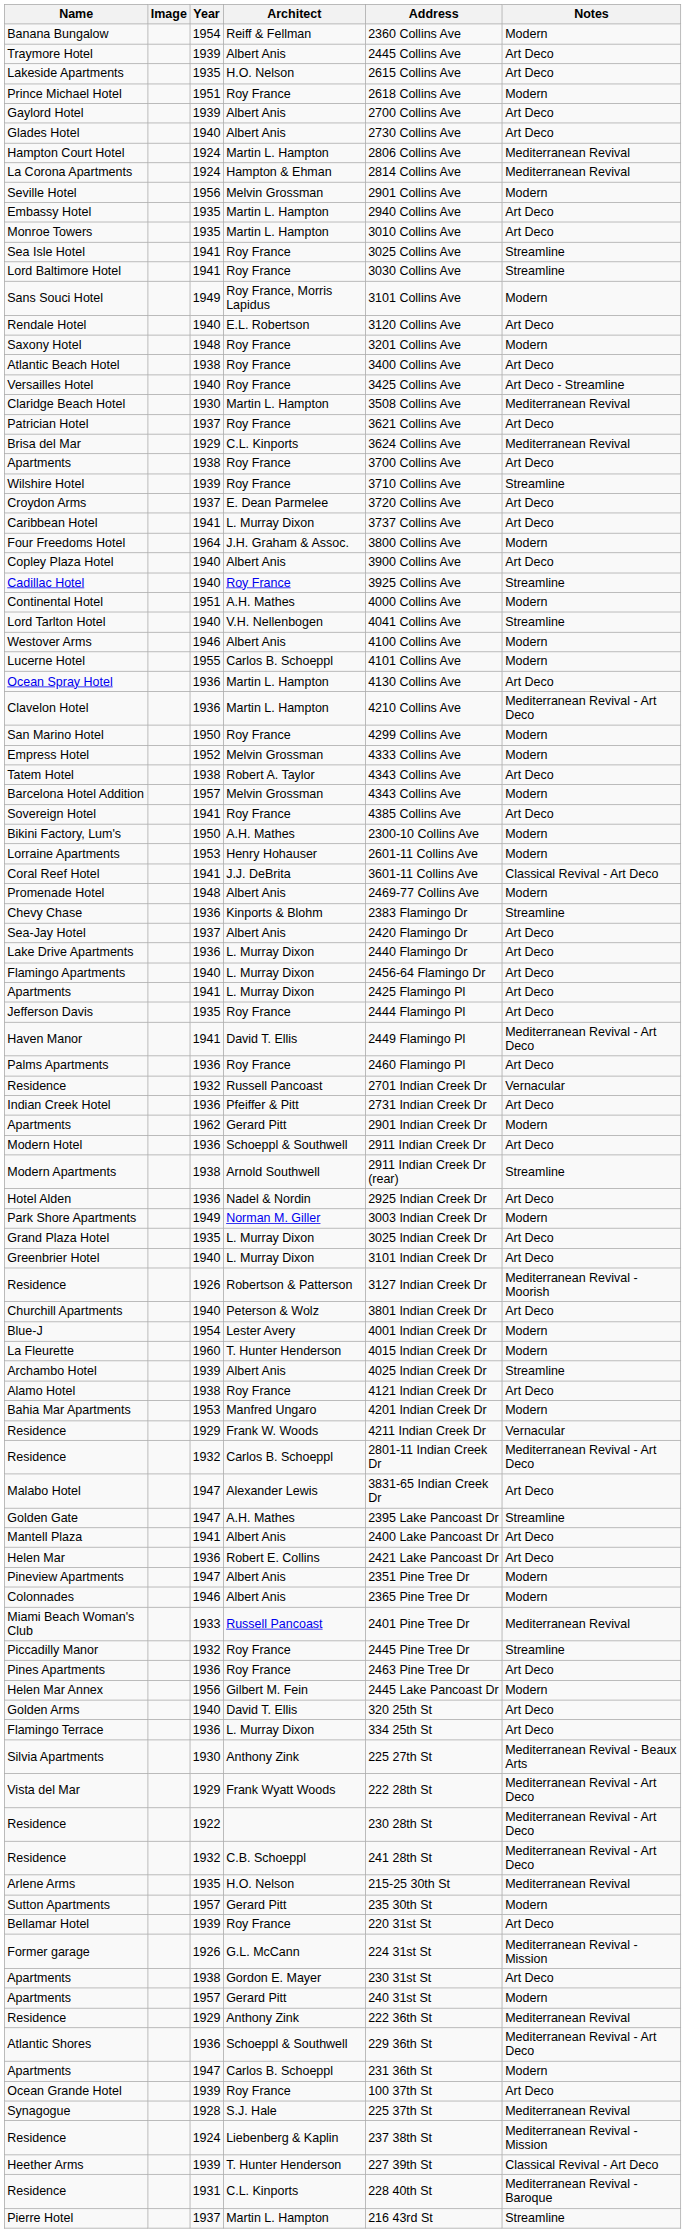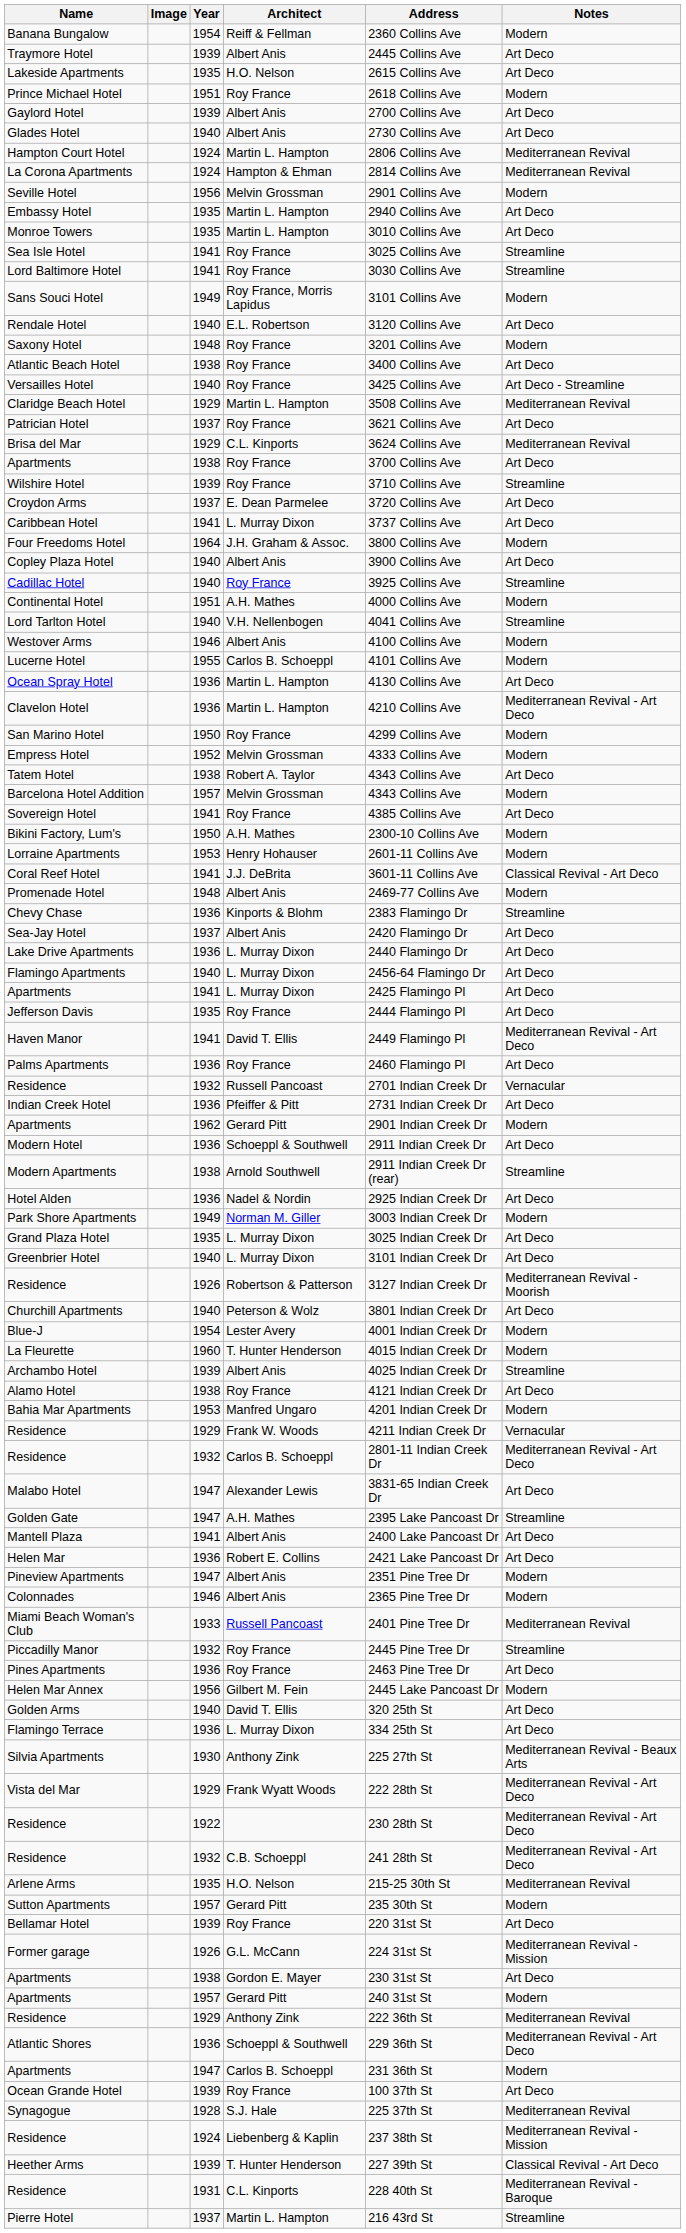(207, 404) 1930 -> (207, 404) 1929
